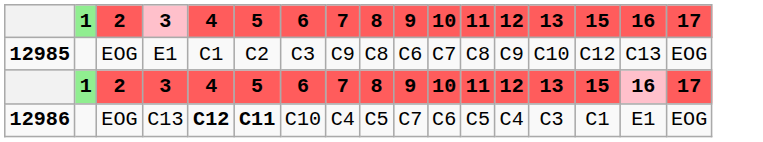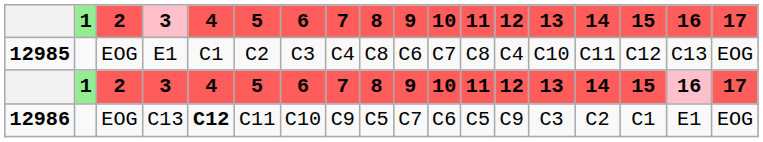+ column: (597, 21)
(343, 54) C9 -> (343, 54) C4
(512, 54) C9 -> (512, 54) C4
(257, 120) bold -> (257, 120) normal
(343, 120) C4 -> (343, 120) C9
(512, 120) C4 -> (512, 120) C9
